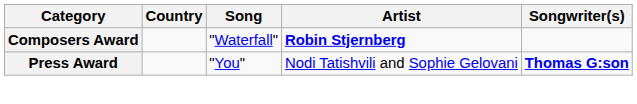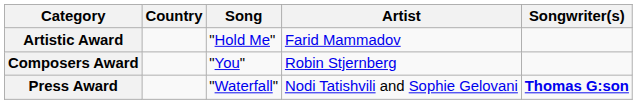+ row: (73, 39)
(244, 39) "Waterfall" -> (227, 63) "You"
(345, 39) bold -> (341, 63) normal
(227, 63) "You" -> (244, 87) "Waterfall"
